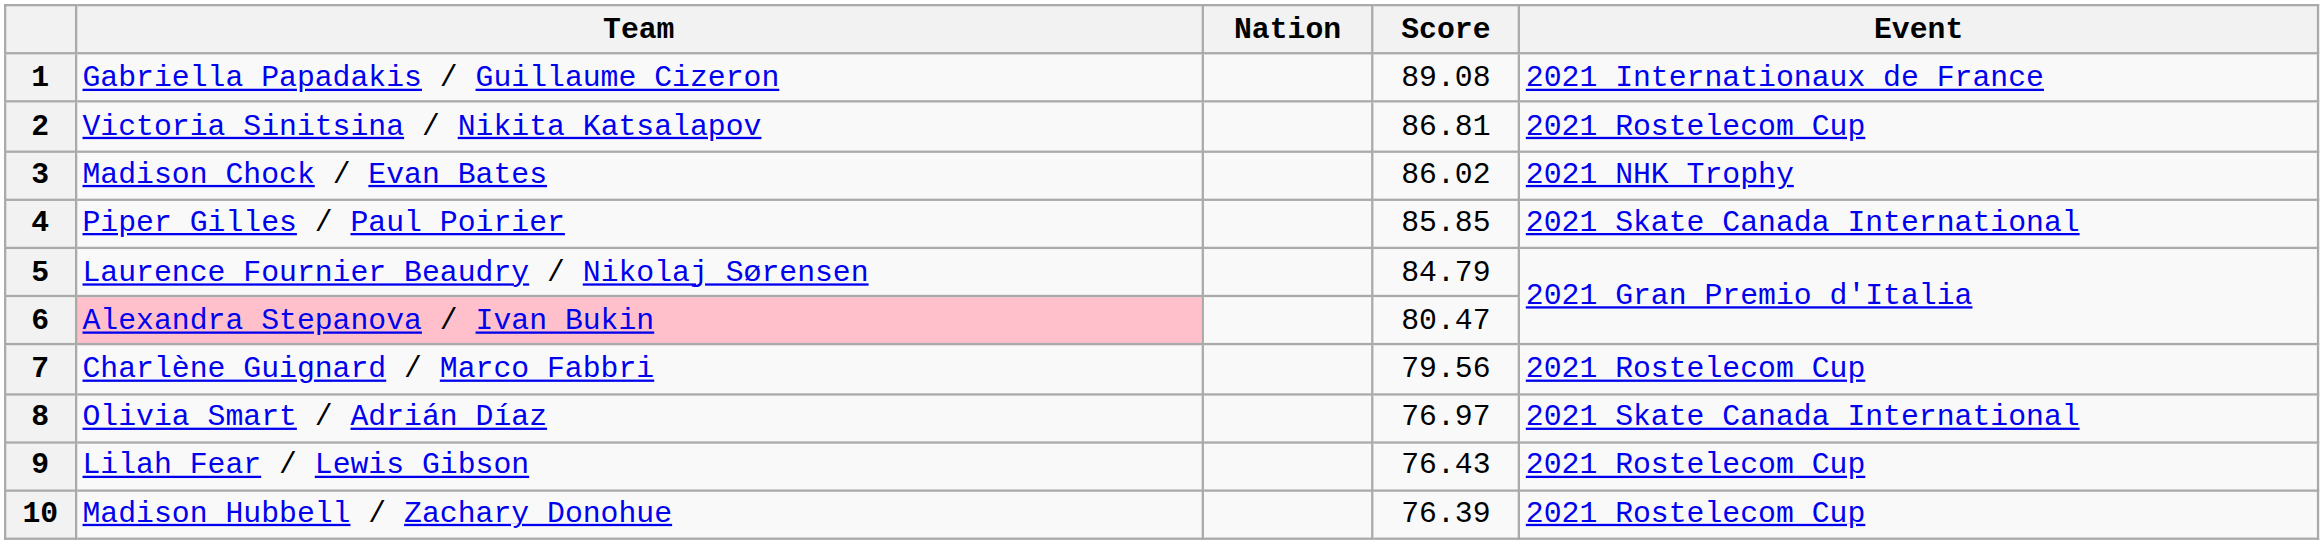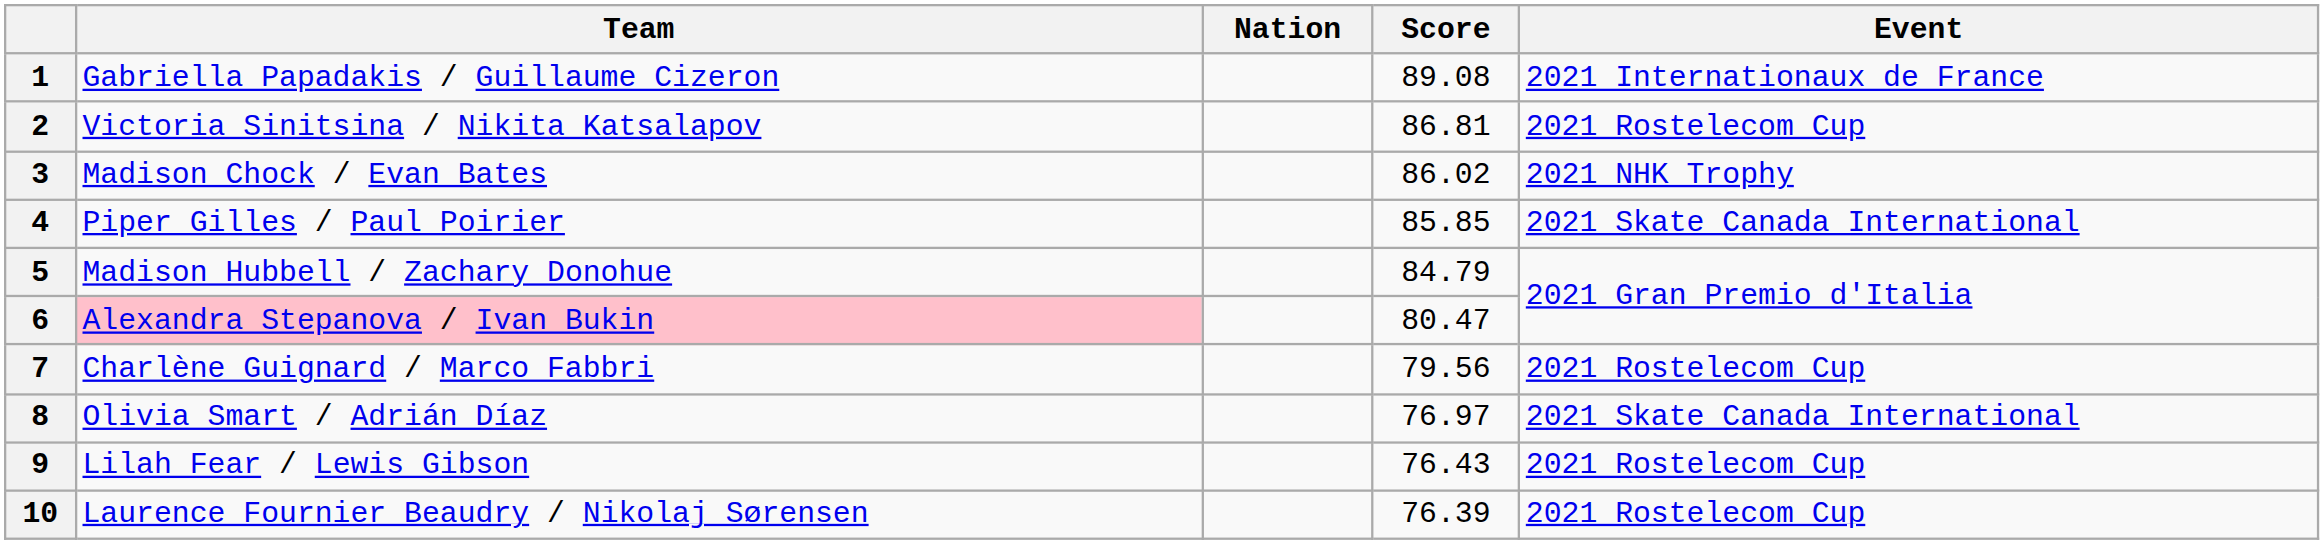(476, 272) Laurence Fournier Beaudry / Nikolaj Sørensen -> (377, 272) Madison Hubbell / Zachary Donohue
(377, 515) Madison Hubbell / Zachary Donohue -> (476, 515) Laurence Fournier Beaudry / Nikolaj Sørensen
